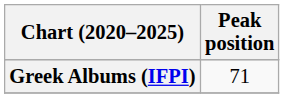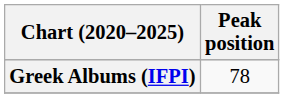(240, 76) 71 -> (240, 76) 78
